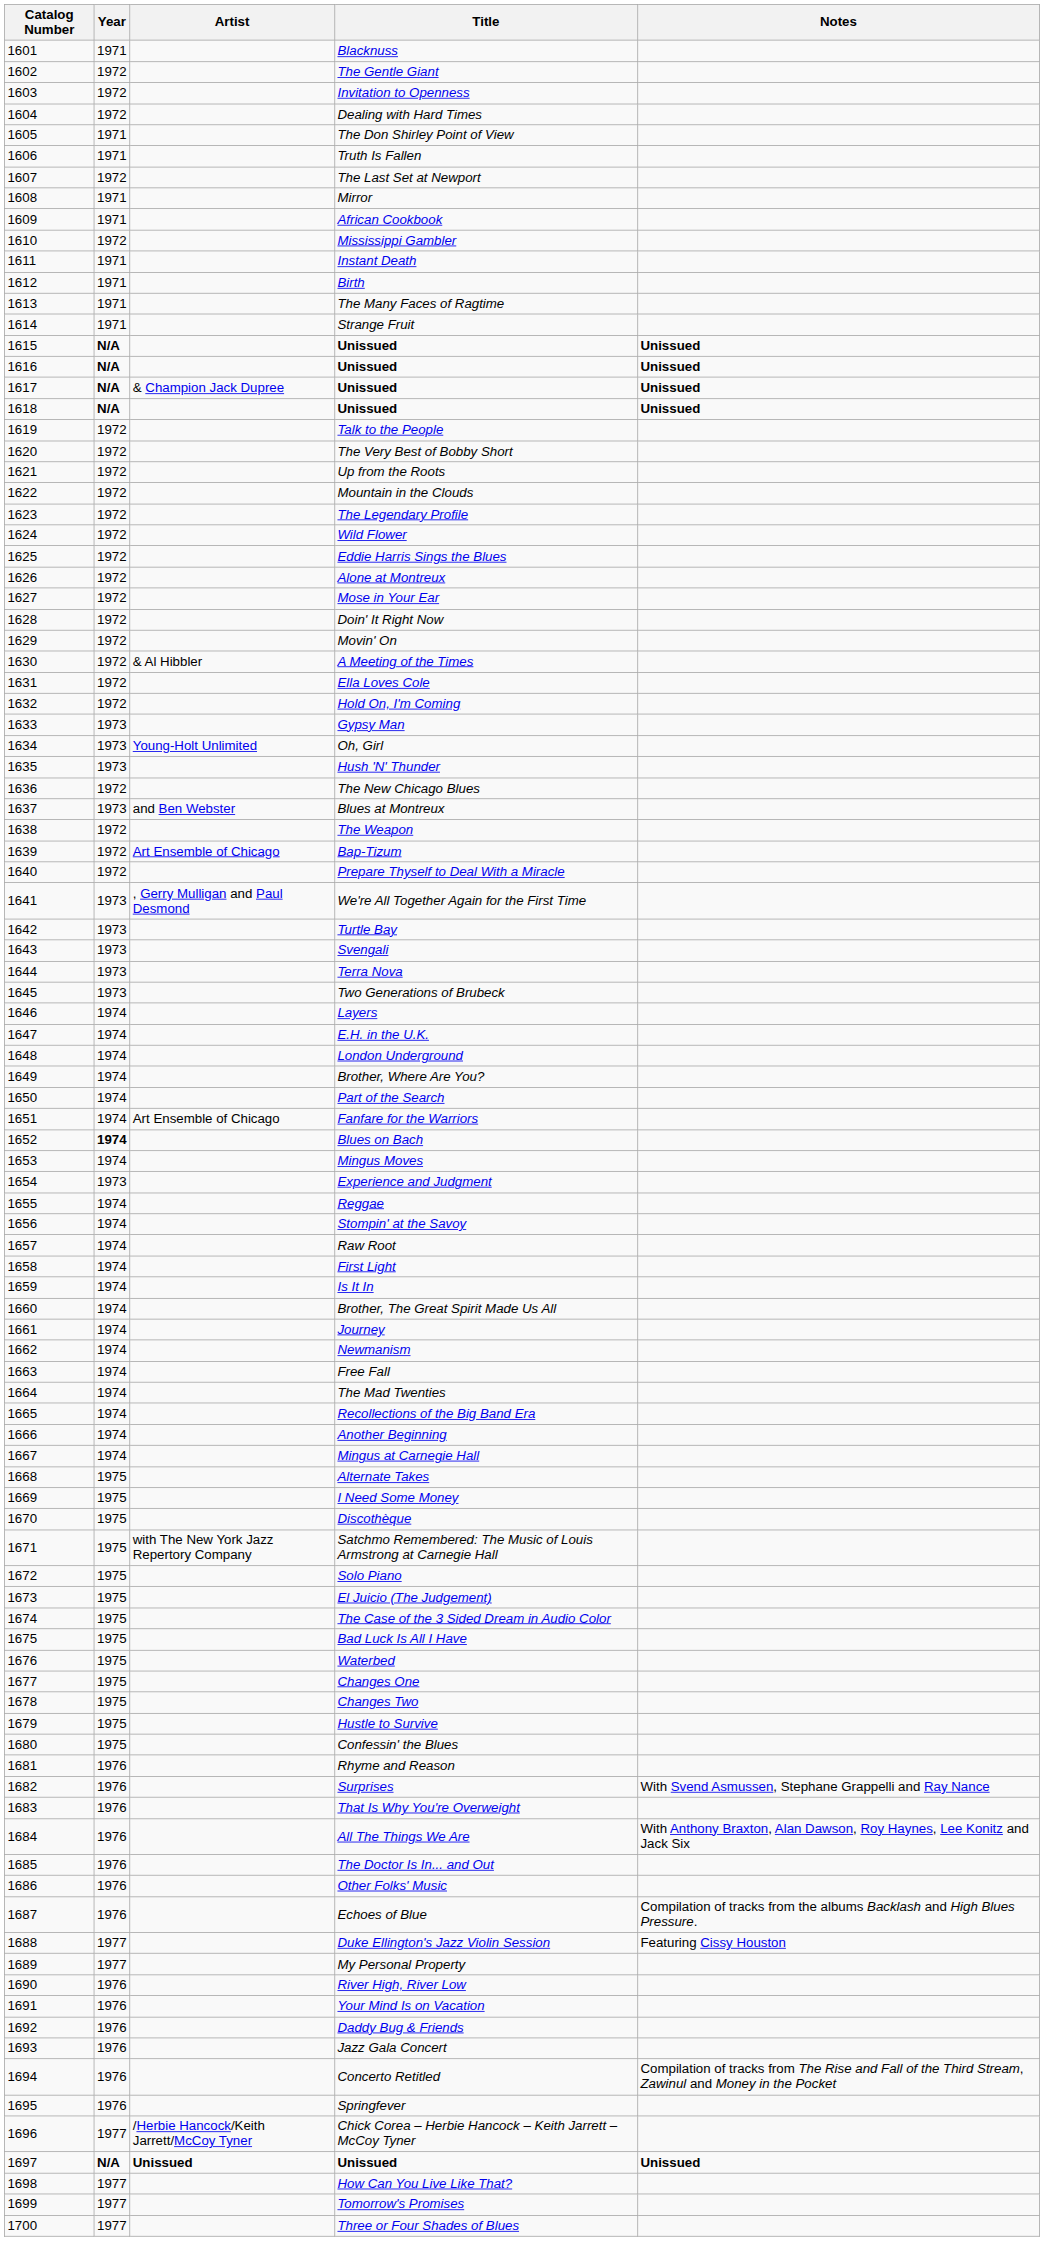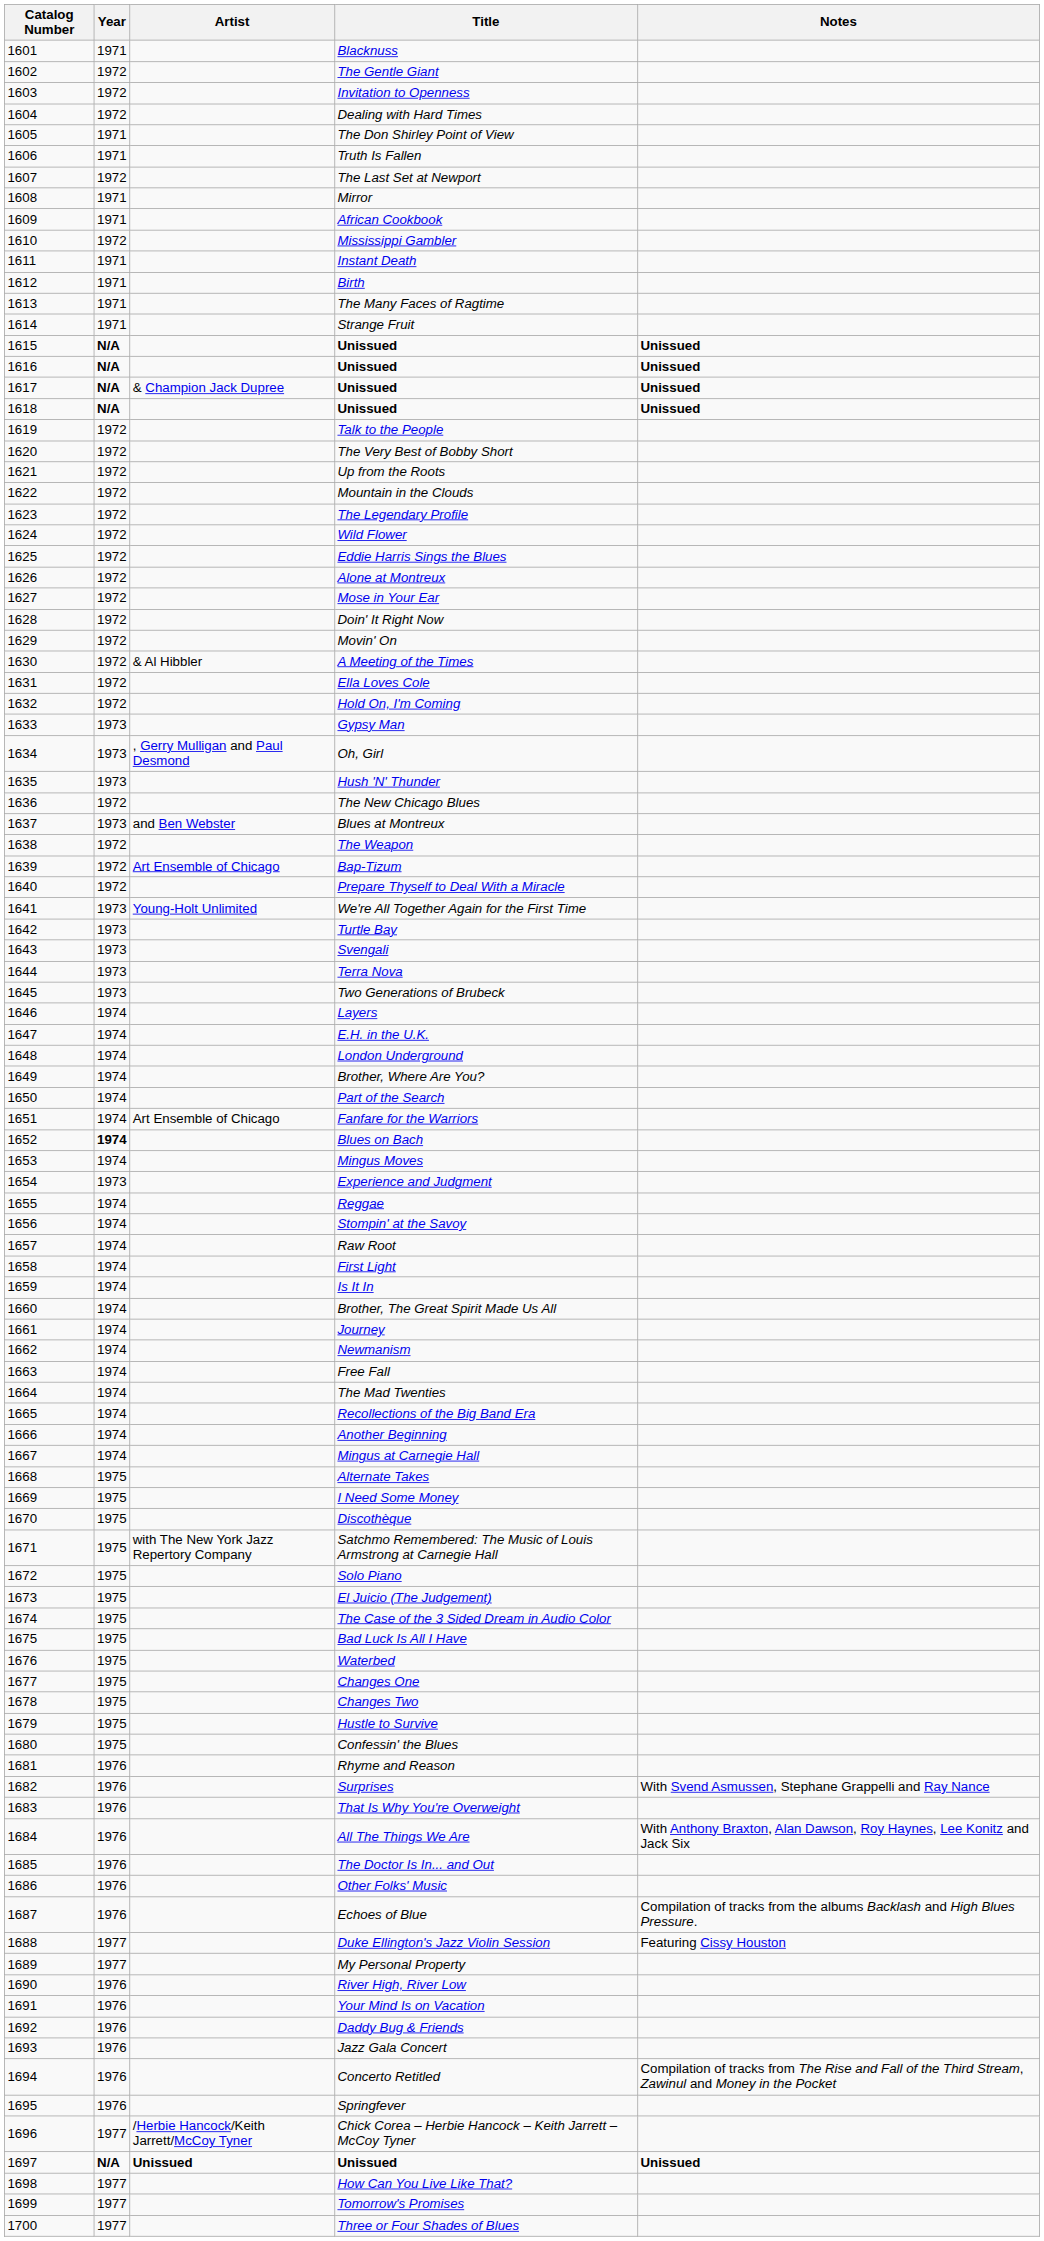(195, 746) Young-Holt Unlimited -> (208, 753) , Gerry Mulligan and Paul Desmond
(208, 900) , Gerry Mulligan and Paul Desmond -> (195, 908) Young-Holt Unlimited
